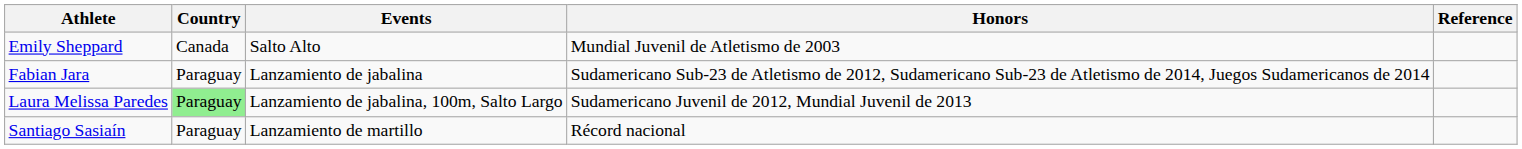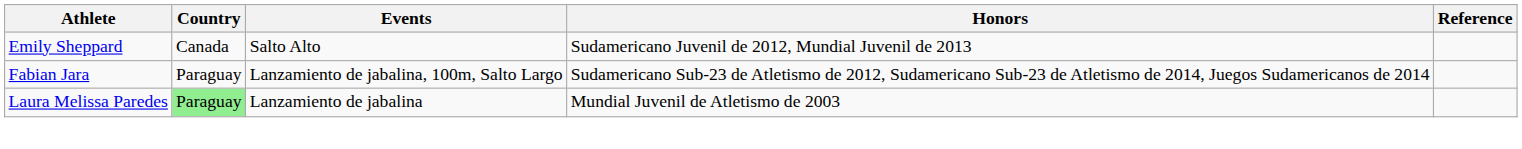(705, 46) Mundial Juvenil de Atletismo de 2003 -> (771, 46) Sudamericano Juvenil de 2012, Mundial Juvenil de 2013
(336, 74) Lanzamiento de jabalina -> (406, 74) Lanzamiento de jabalina, 100m, Salto Largo
(406, 102) Lanzamiento de jabalina, 100m, Salto Largo -> (336, 102) Lanzamiento de jabalina
(771, 102) Sudamericano Juvenil de 2012, Mundial Juvenil de 2013 -> (705, 102) Mundial Juvenil de Atletismo de 2003
- row: (67, 130)
